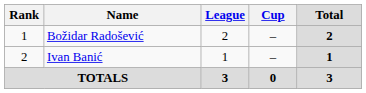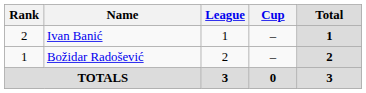rows swapped: (95, 36) <-> (75, 57)
